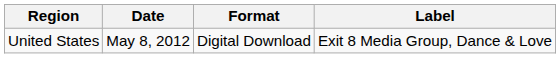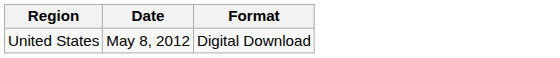- column: (435, 16)
